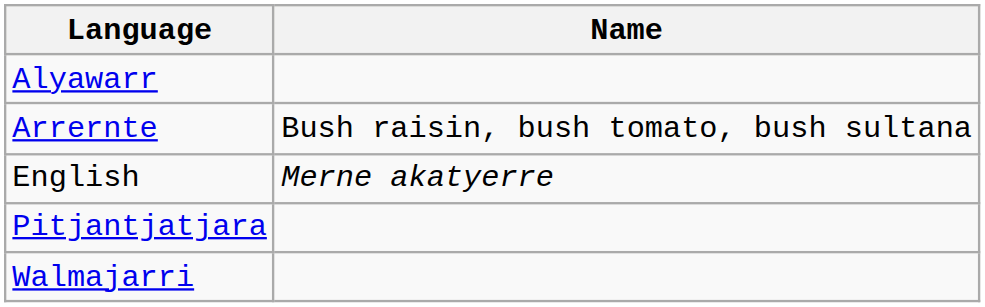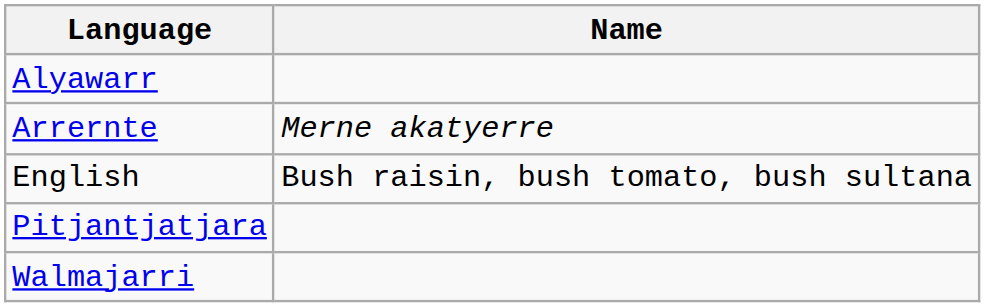(627, 129) Bush raisin, bush tomato, bush sultana -> (418, 129) Merne akatyerre
(418, 178) Merne akatyerre -> (627, 178) Bush raisin, bush tomato, bush sultana
